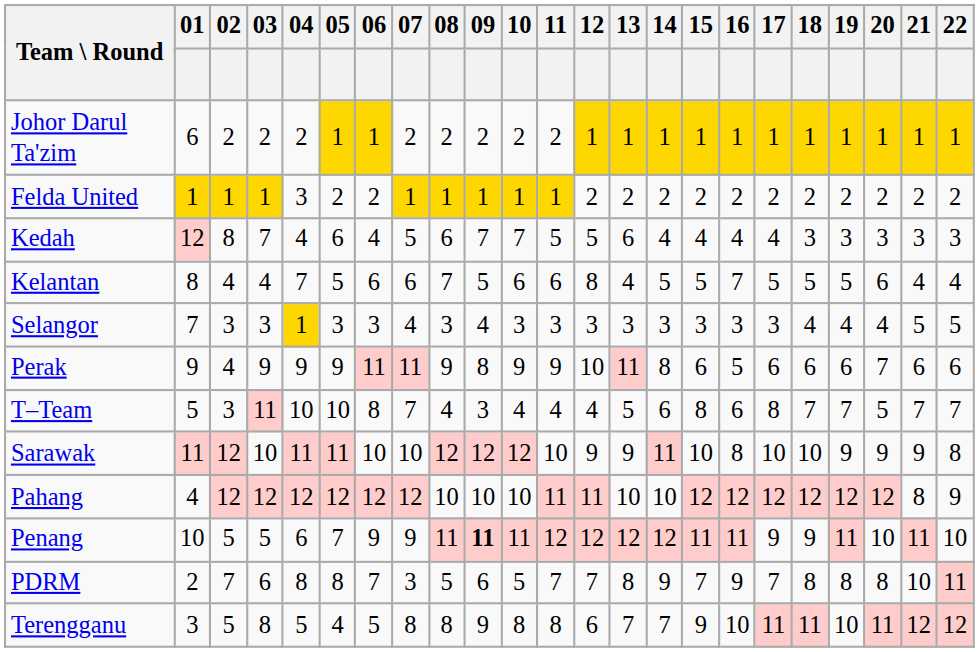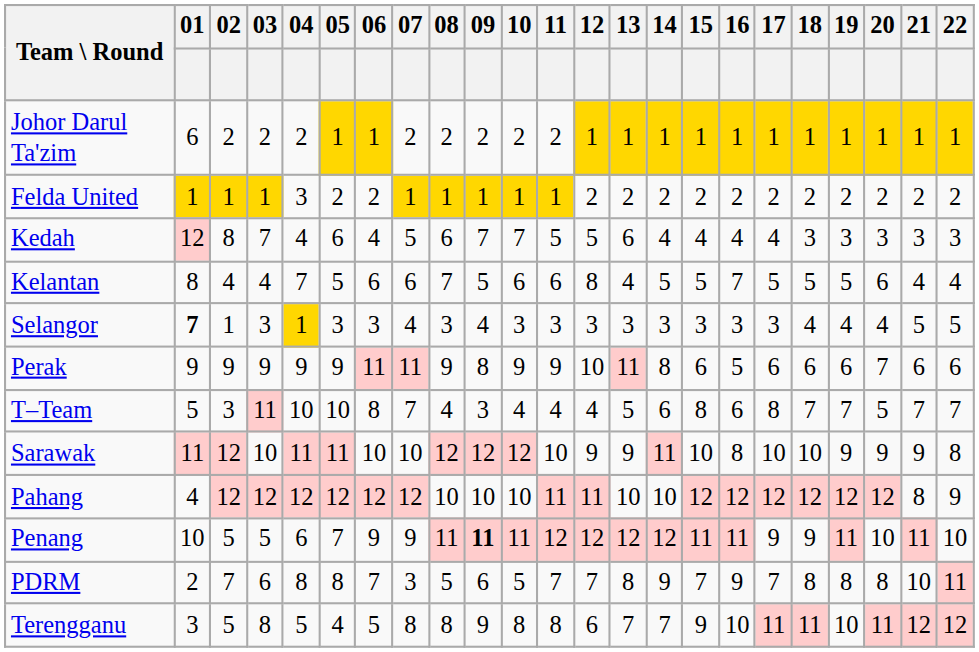(192, 324) normal -> (192, 324) bold
(229, 324) 3 -> (229, 324) 1
(229, 367) 4 -> (229, 367) 9
